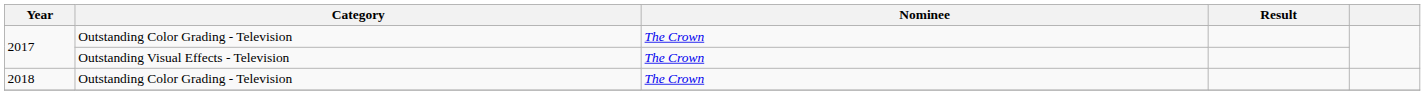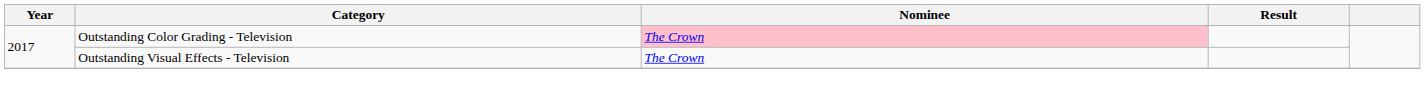(674, 36) no background -> (674, 36) pink background
- row: (21, 79)
